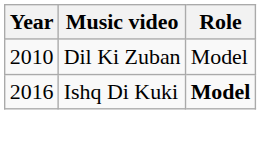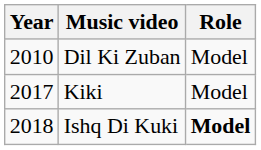+ row: (83, 91)
(32, 91) 2016 -> (32, 126) 2018
